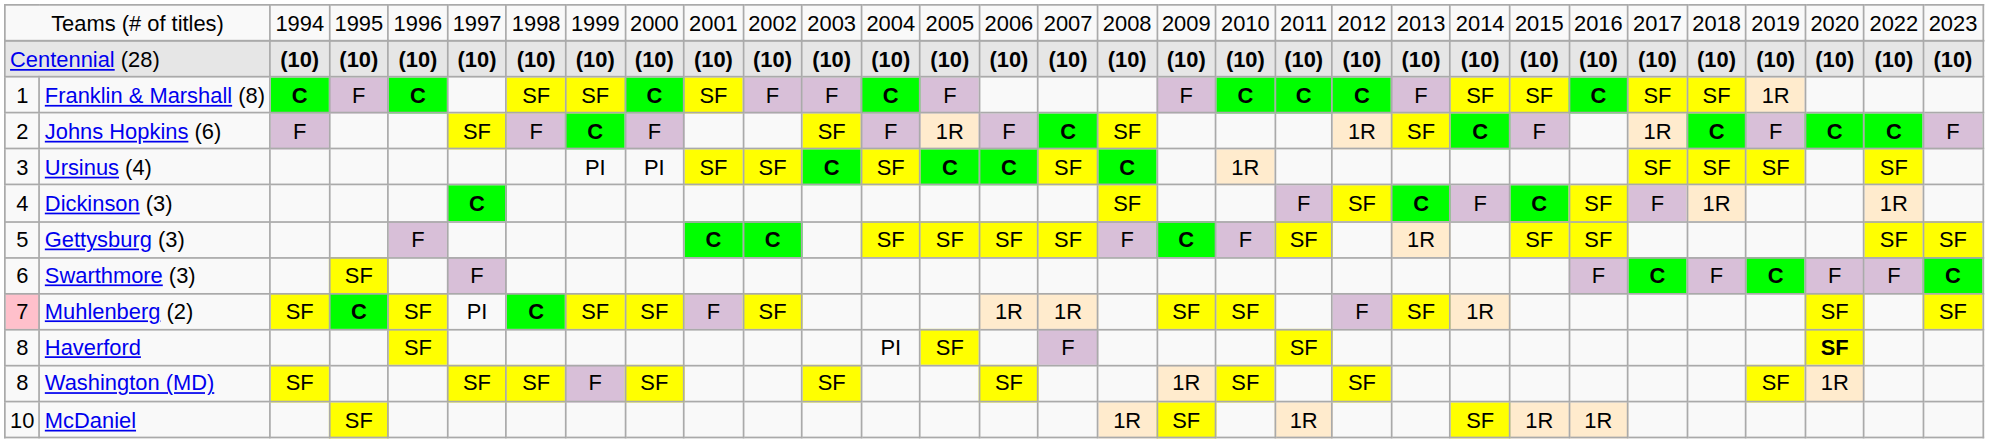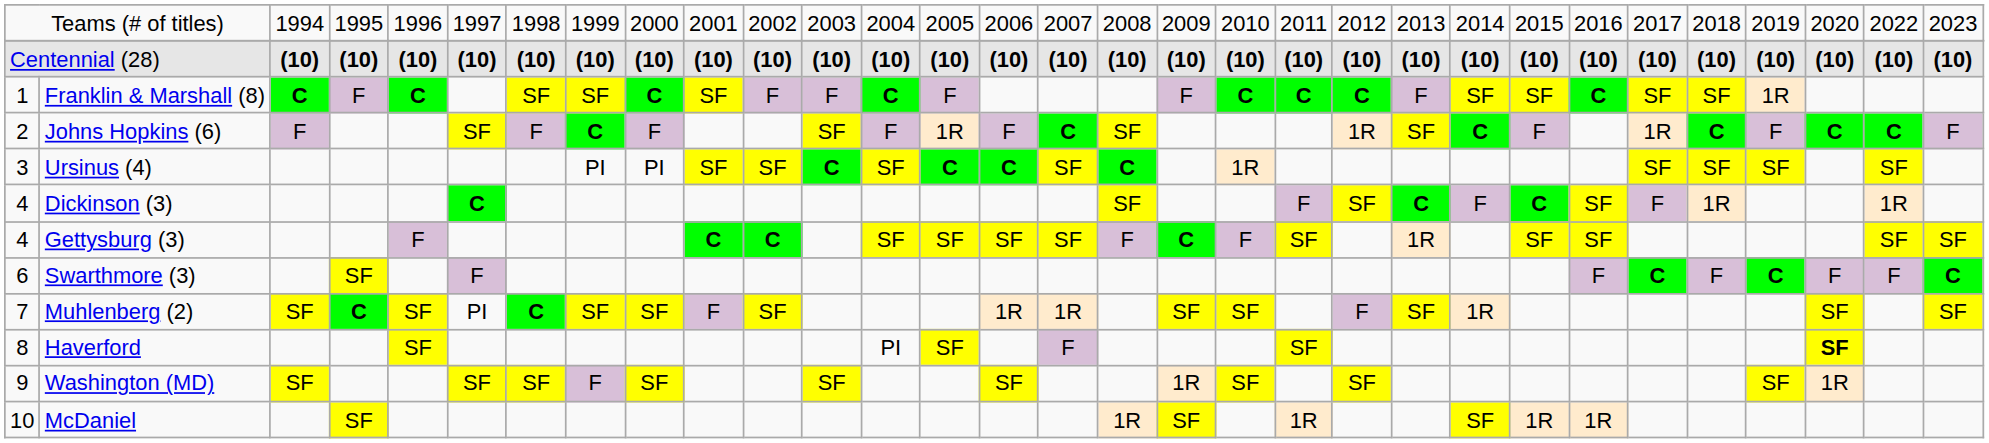(22, 239) 5 -> (22, 239) 4
(22, 311) pink background -> (22, 311) no background
(22, 383) 8 -> (22, 383) 9
